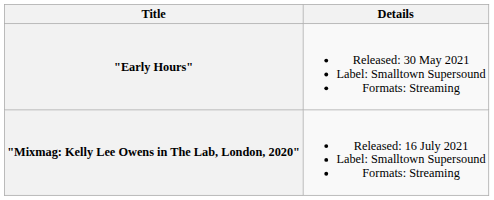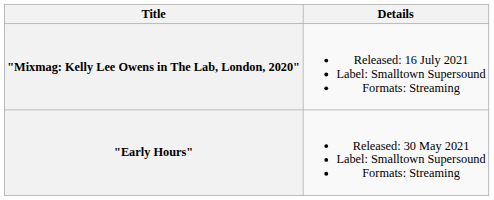rows swapped: (154, 66) <-> (154, 152)
